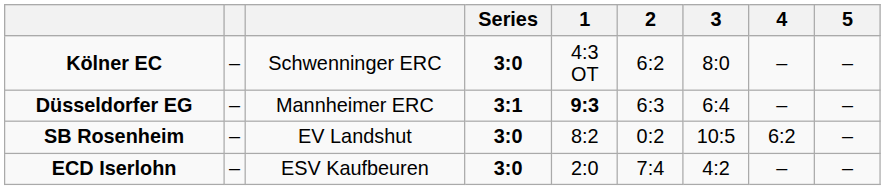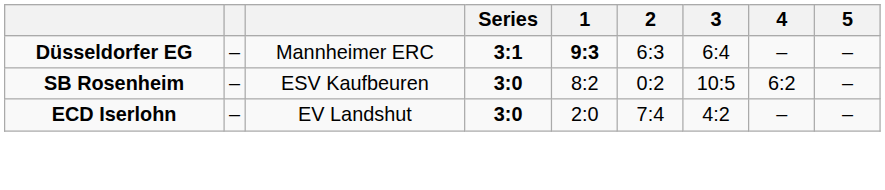- row: (114, 62)
(355, 136) EV Landshut -> (355, 83) ESV Kaufbeuren
(355, 168) ESV Kaufbeuren -> (355, 114) EV Landshut
